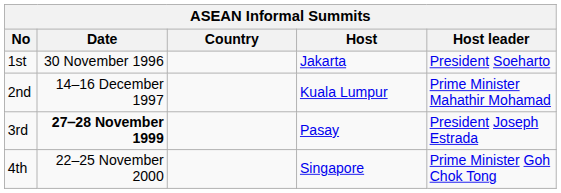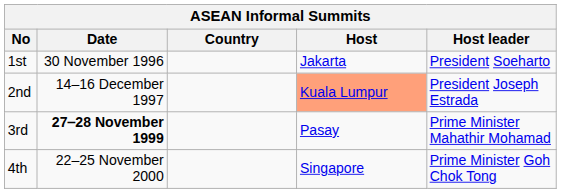(344, 92) no background -> (344, 92) lightsalmon background
(490, 92) Prime Minister Mahathir Mohamad -> (484, 92) President Joseph Estrada
(484, 130) President Joseph Estrada -> (490, 130) Prime Minister Mahathir Mohamad
